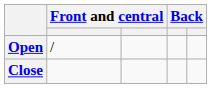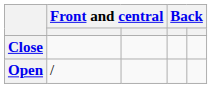rows swapped: (25, 71) <-> (25, 47)
